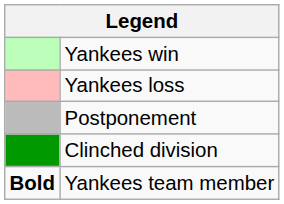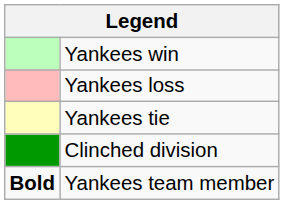+ row: (117, 118)
- row: (130, 118)
